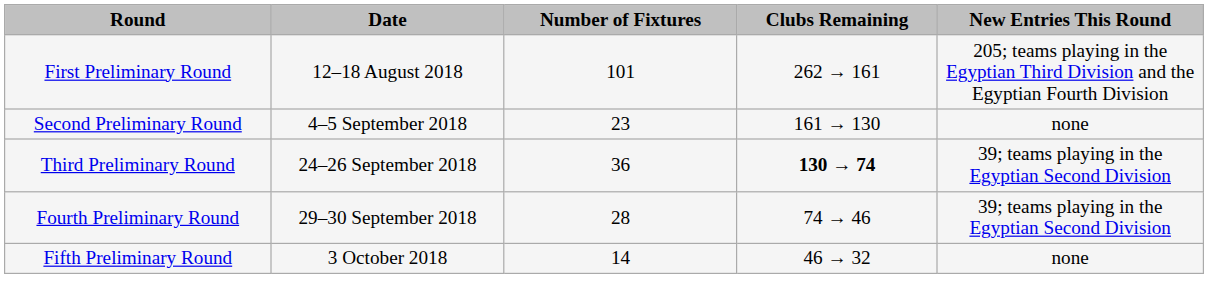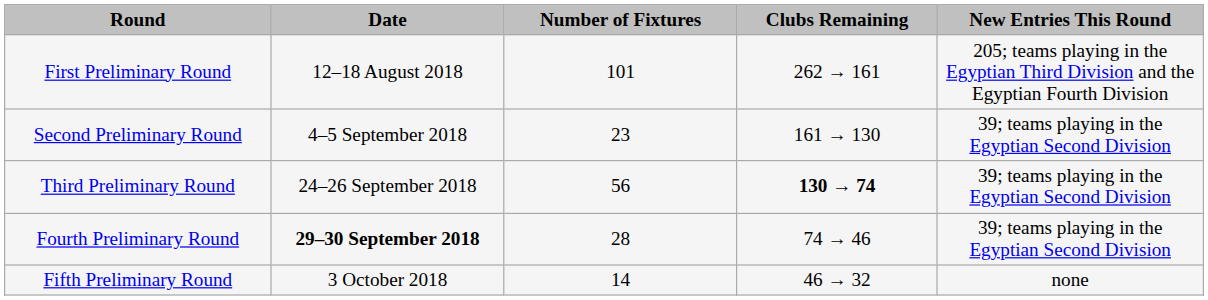(1070, 123) none -> (1070, 134) 39; teams playing in the Egyptian Second Division
(621, 165) 36 -> (621, 186) 56
(388, 217) normal -> (388, 238) bold
